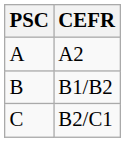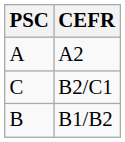rows swapped: (86, 86) <-> (86, 119)
